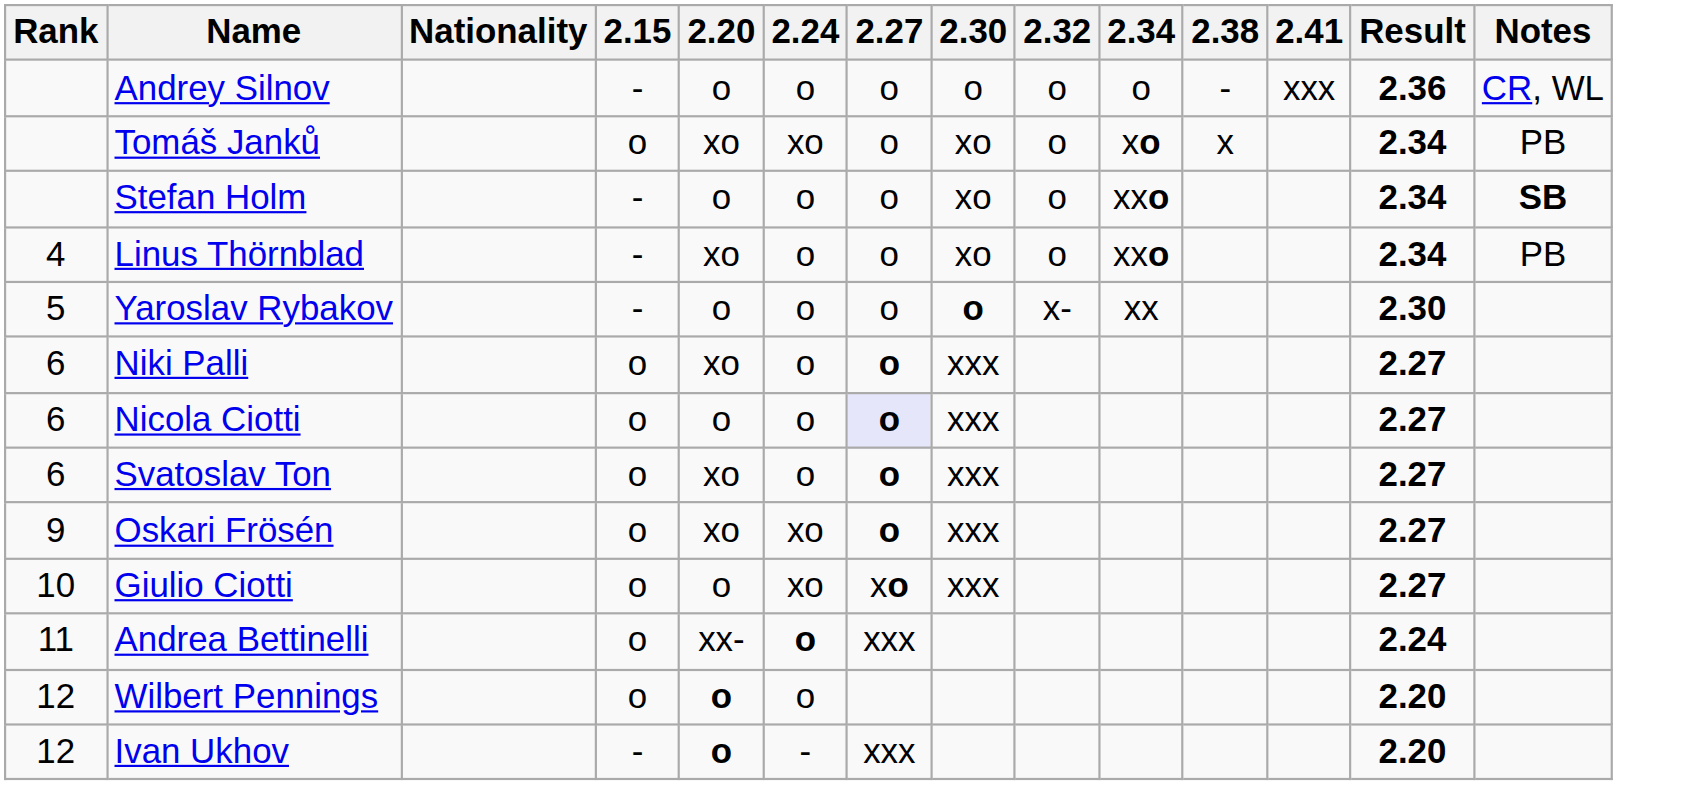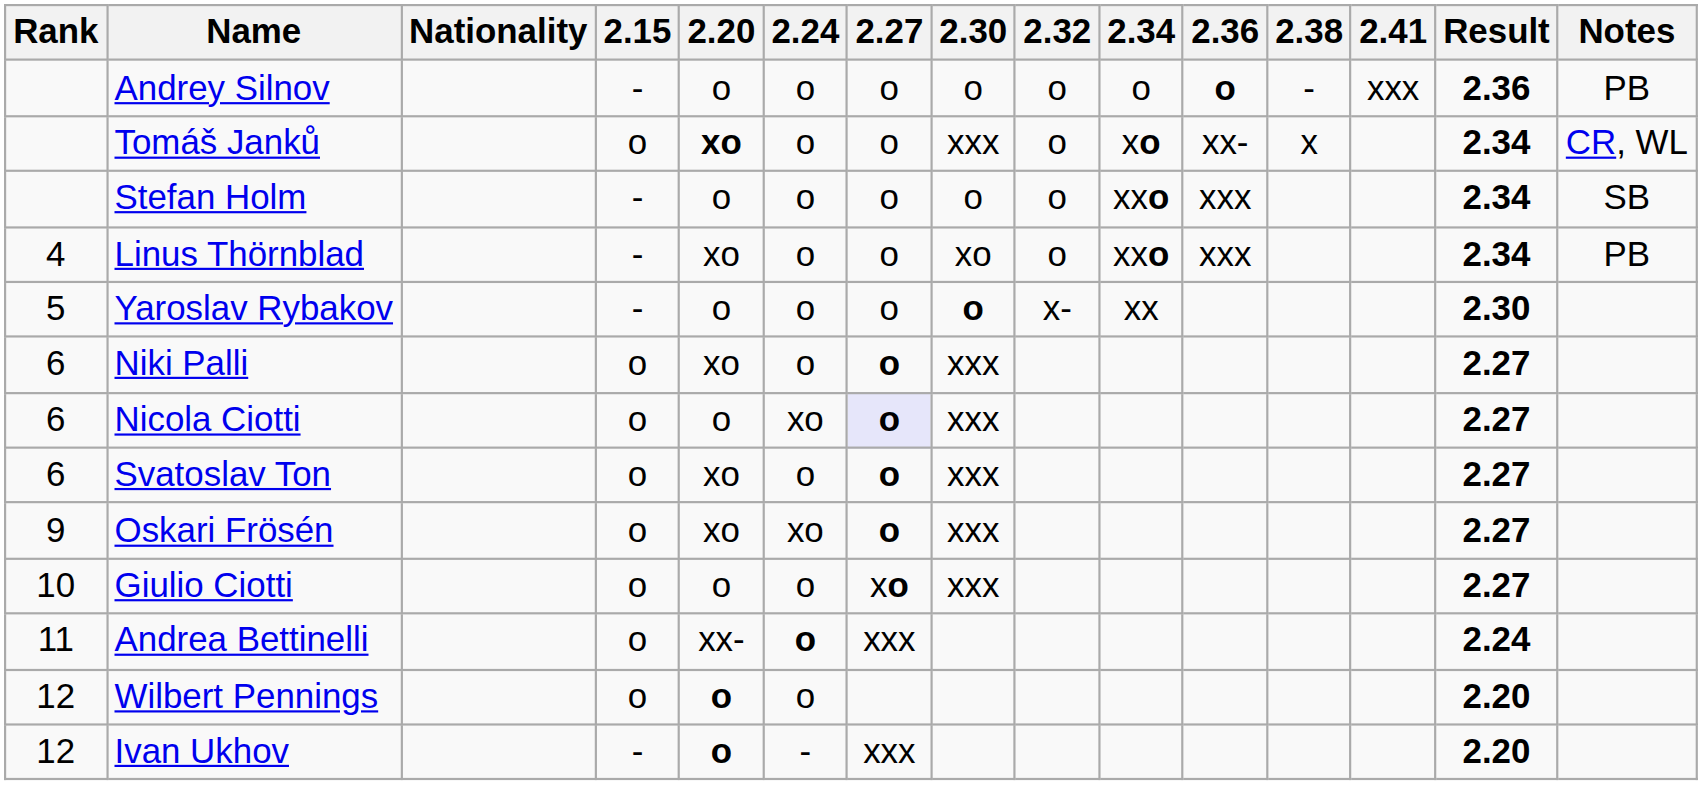+ column: (1225, 32)
(1543, 87) CR, WL -> (1627, 87) PB
(721, 142) normal -> (721, 142) bold
(805, 142) xo -> (805, 142) o
(973, 142) xo -> (973, 142) xxx
(1543, 142) PB -> (1627, 142) CR, WL
(973, 198) xo -> (973, 198) o
(1543, 198) bold -> (1627, 198) normal
(805, 419) o -> (805, 419) xo
(805, 585) xo -> (805, 585) o
